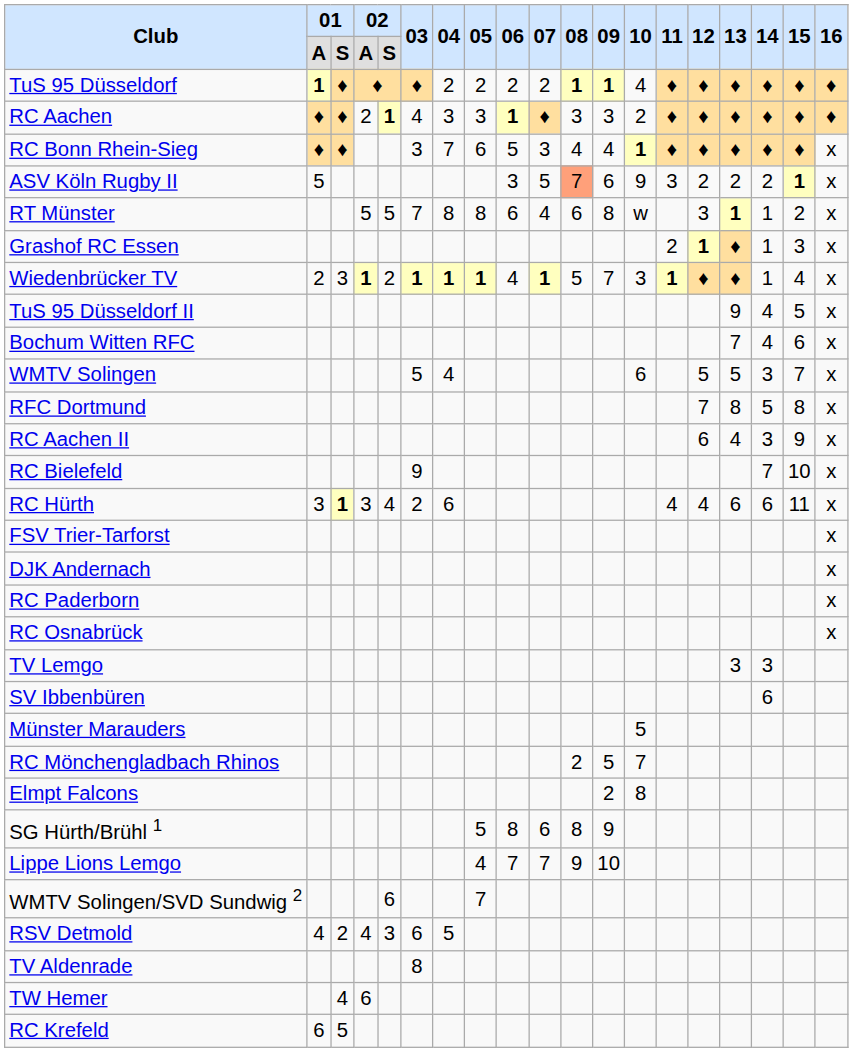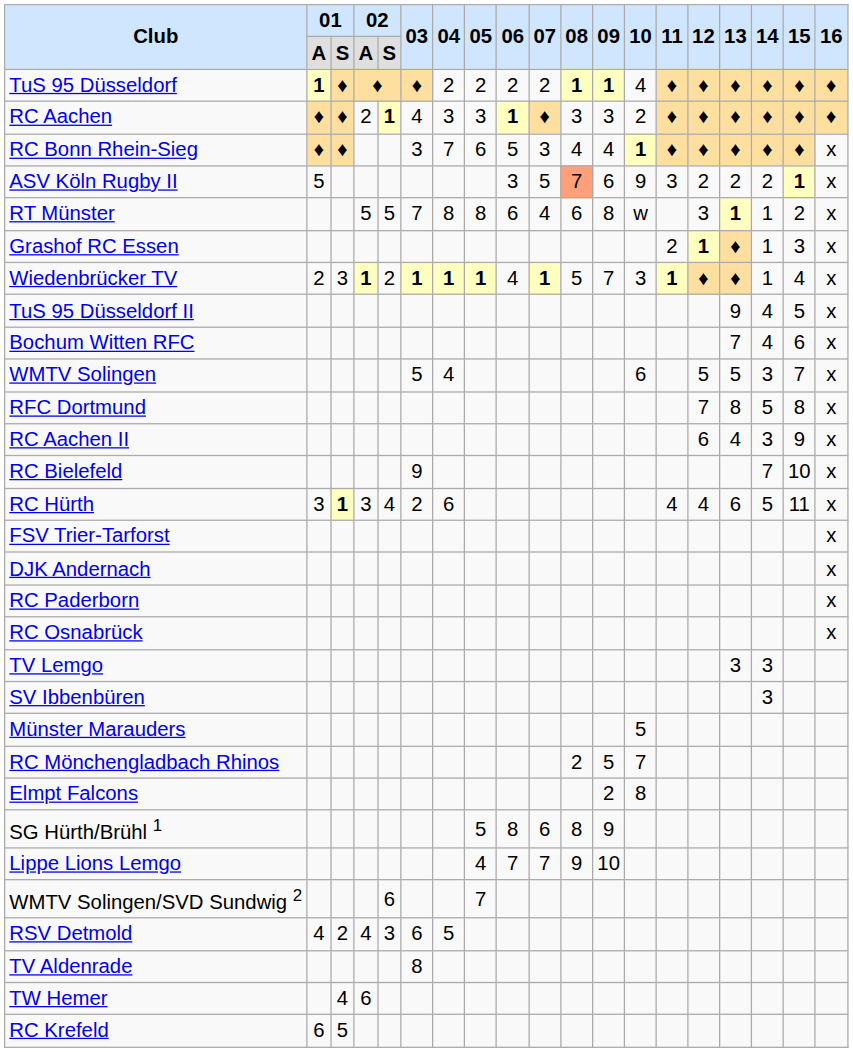(767, 504) 6 -> (767, 504) 5
(767, 697) 6 -> (767, 697) 3
